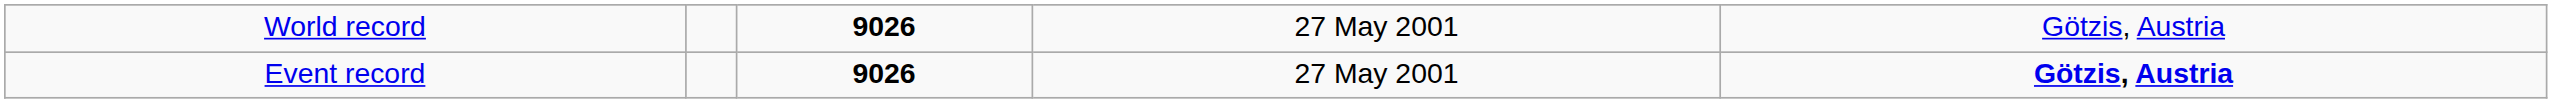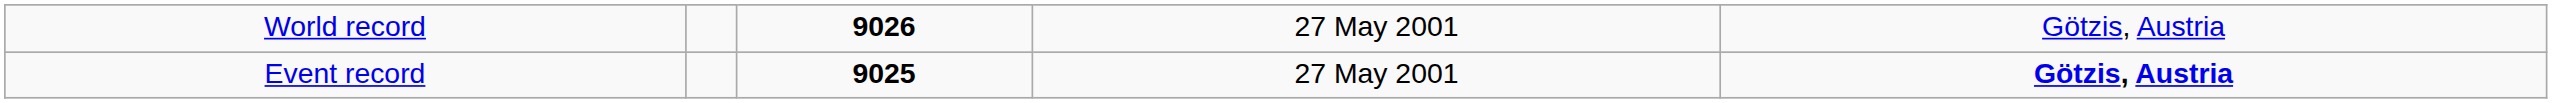(884, 74) 9026 -> (884, 74) 9025
